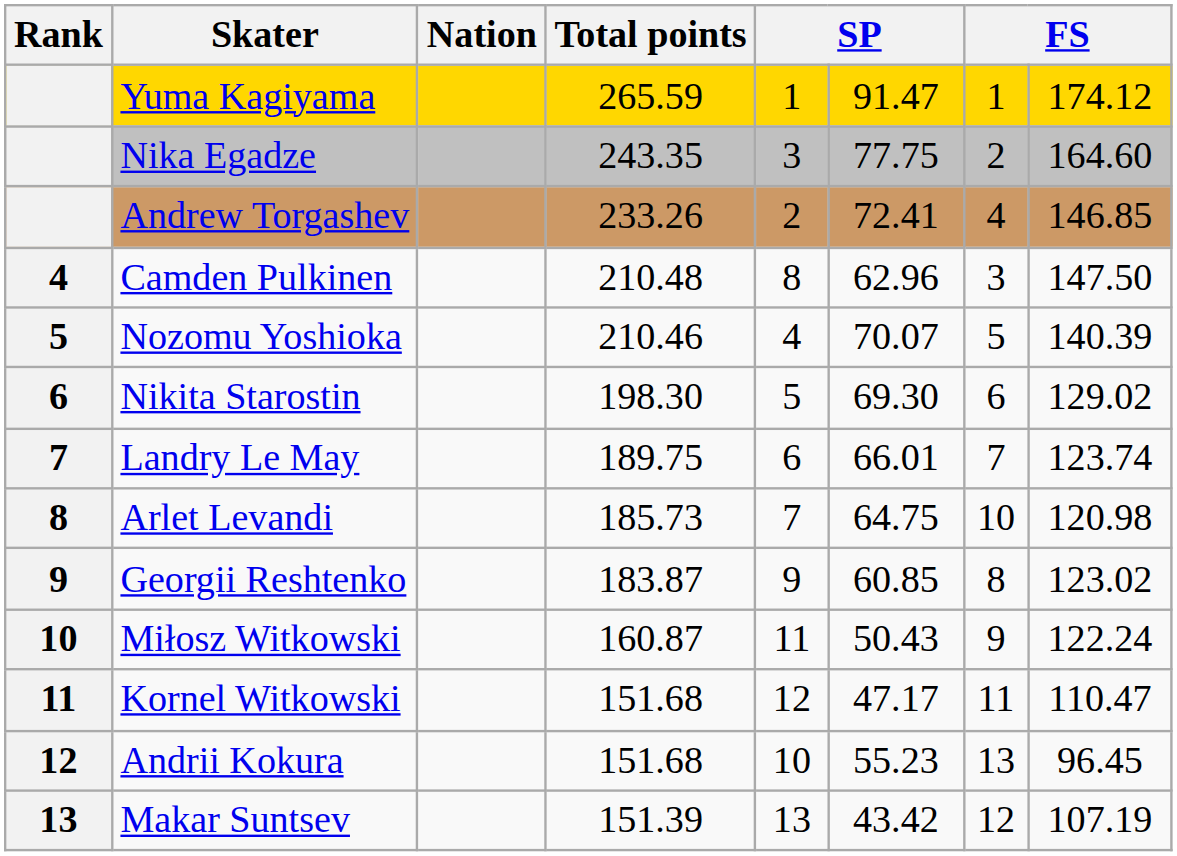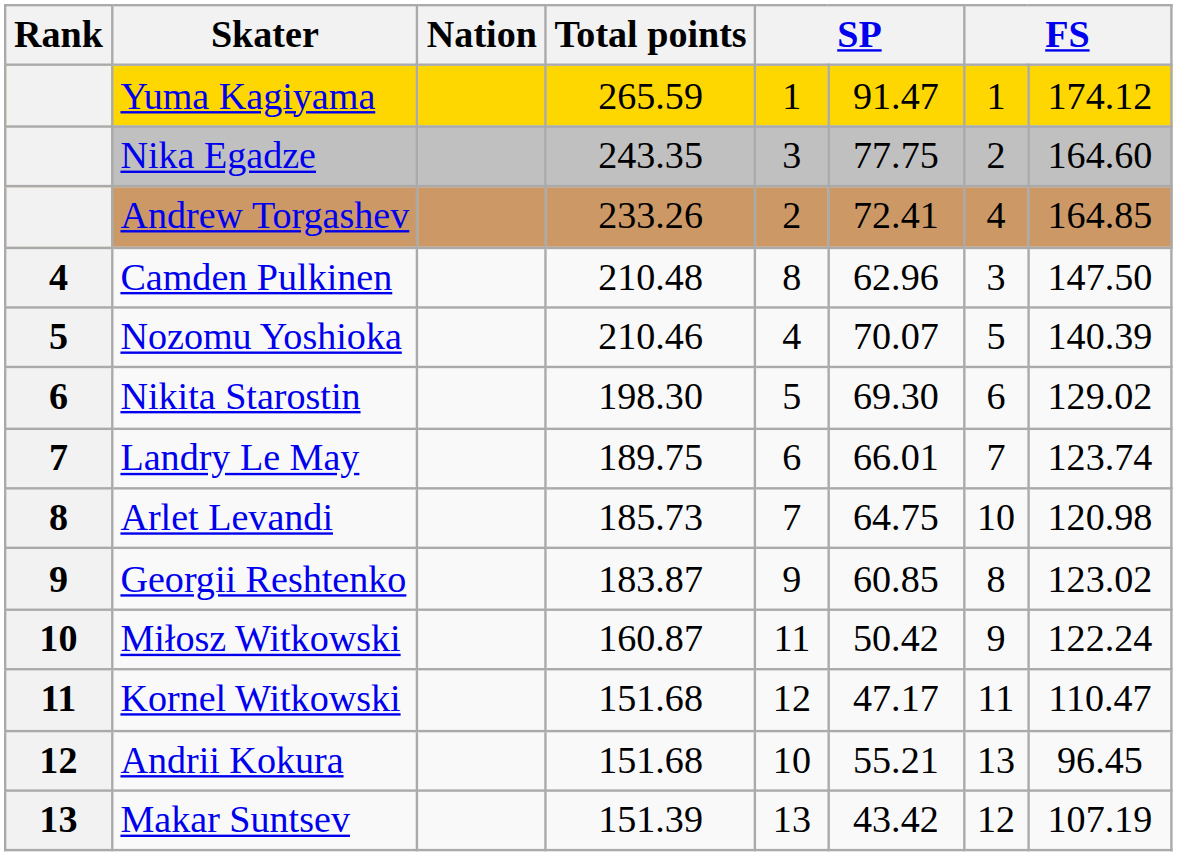(1100, 215) 146.85 -> (1100, 215) 164.85
(896, 638) 50.43 -> (896, 638) 50.42
(896, 759) 55.23 -> (896, 759) 55.21
